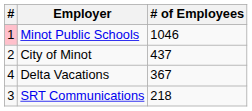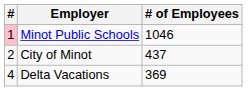(161, 75) 367 -> (156, 75) 369
- row: (82, 95)
